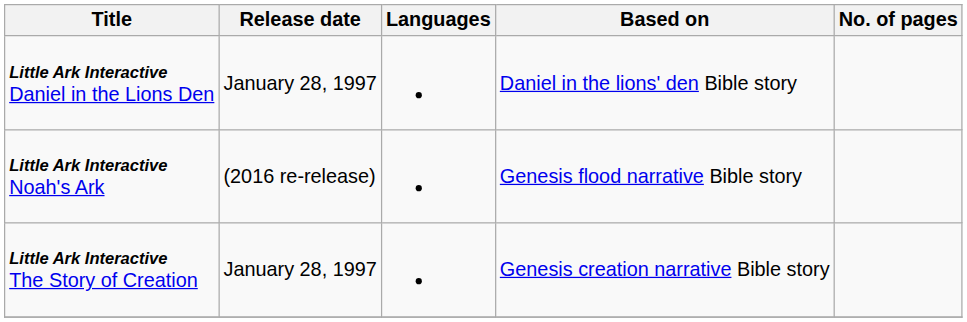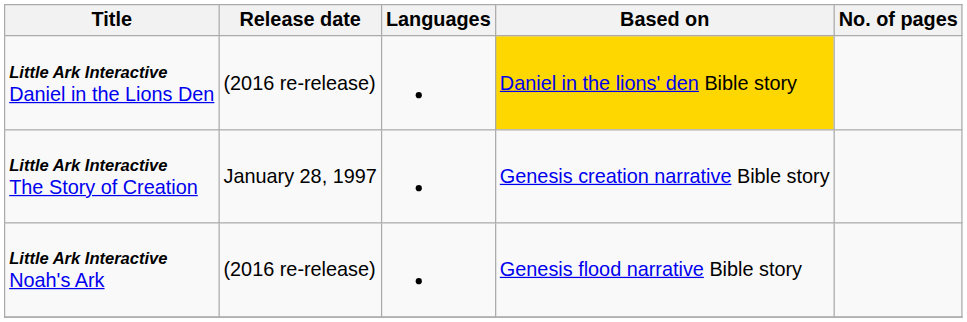(300, 82) January 28, 1997 -> (300, 82) (2016 re-release)
(648, 82) no background -> (648, 82) gold background
rows swapped: (103, 269) <-> (88, 176)
